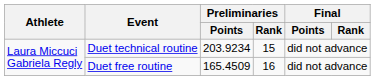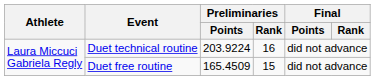(227, 49) 203.9234 -> (227, 49) 203.9224
(269, 49) 15 -> (269, 49) 16
(269, 67) 16 -> (269, 67) 15
